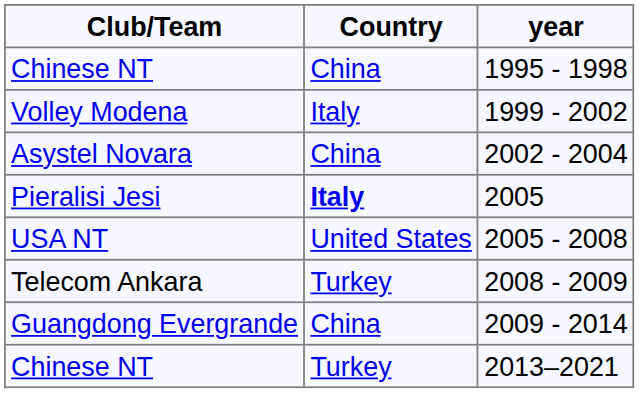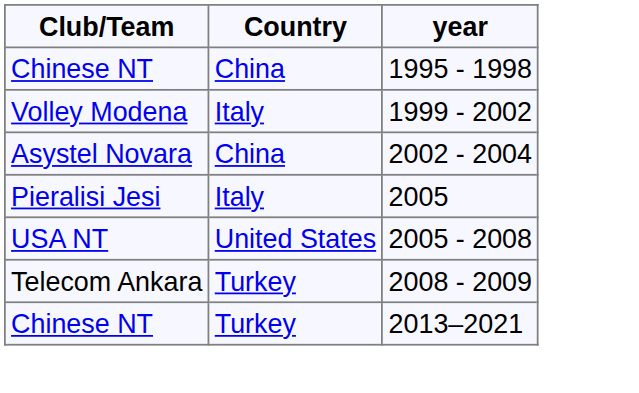(337, 196) bold -> (239, 196) normal
- row: (556, 323)
